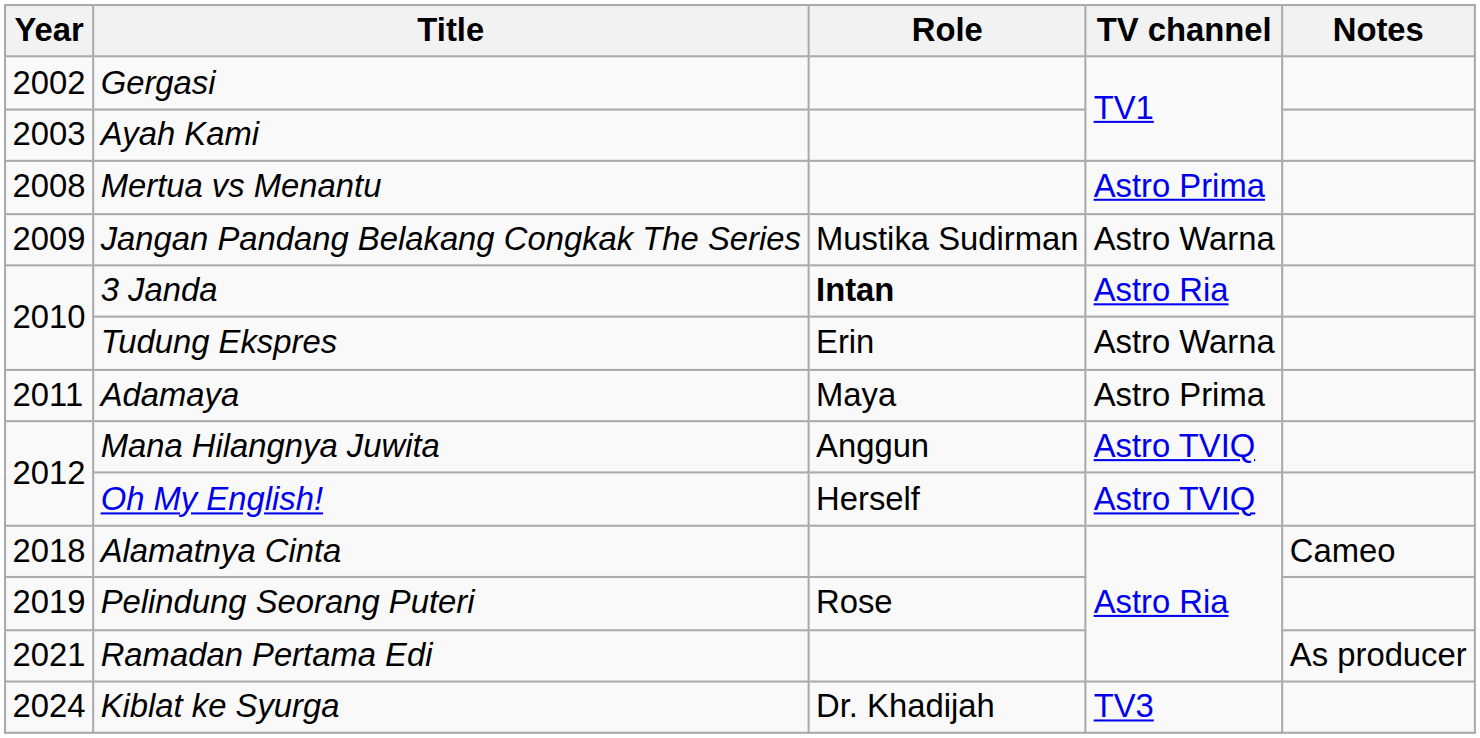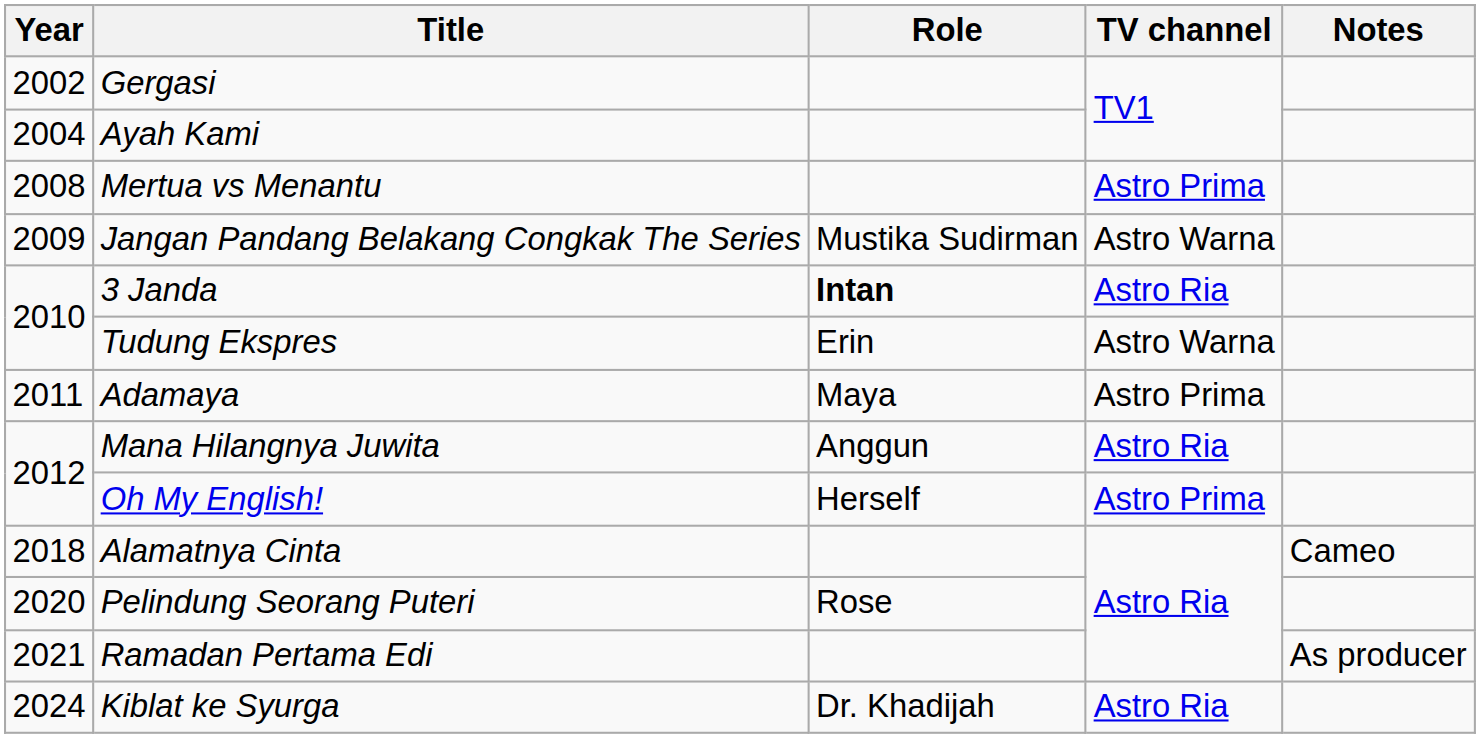(49, 134) 2003 -> (49, 134) 2004
(1174, 446) Astro TVIQ -> (1161, 446) Astro Ria
(1174, 498) Astro TVIQ -> (1179, 498) Astro Prima
(49, 602) 2019 -> (49, 602) 2020
(1124, 706) TV3 -> (1161, 706) Astro Ria
